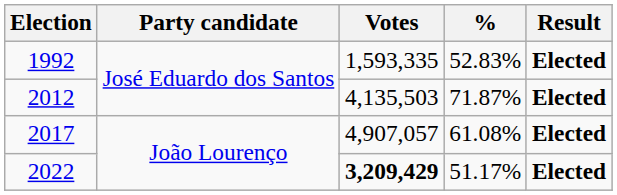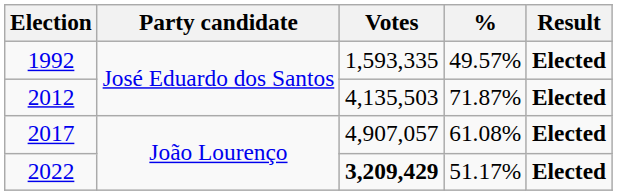(485, 60) 52.83% -> (485, 60) 49.57%
